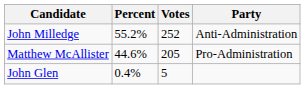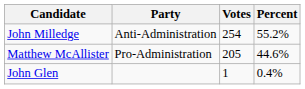columns swapped: (246, 14) <-> (135, 14)
(170, 34) 252 -> (232, 34) 254
(164, 73) 5 -> (225, 73) 1
